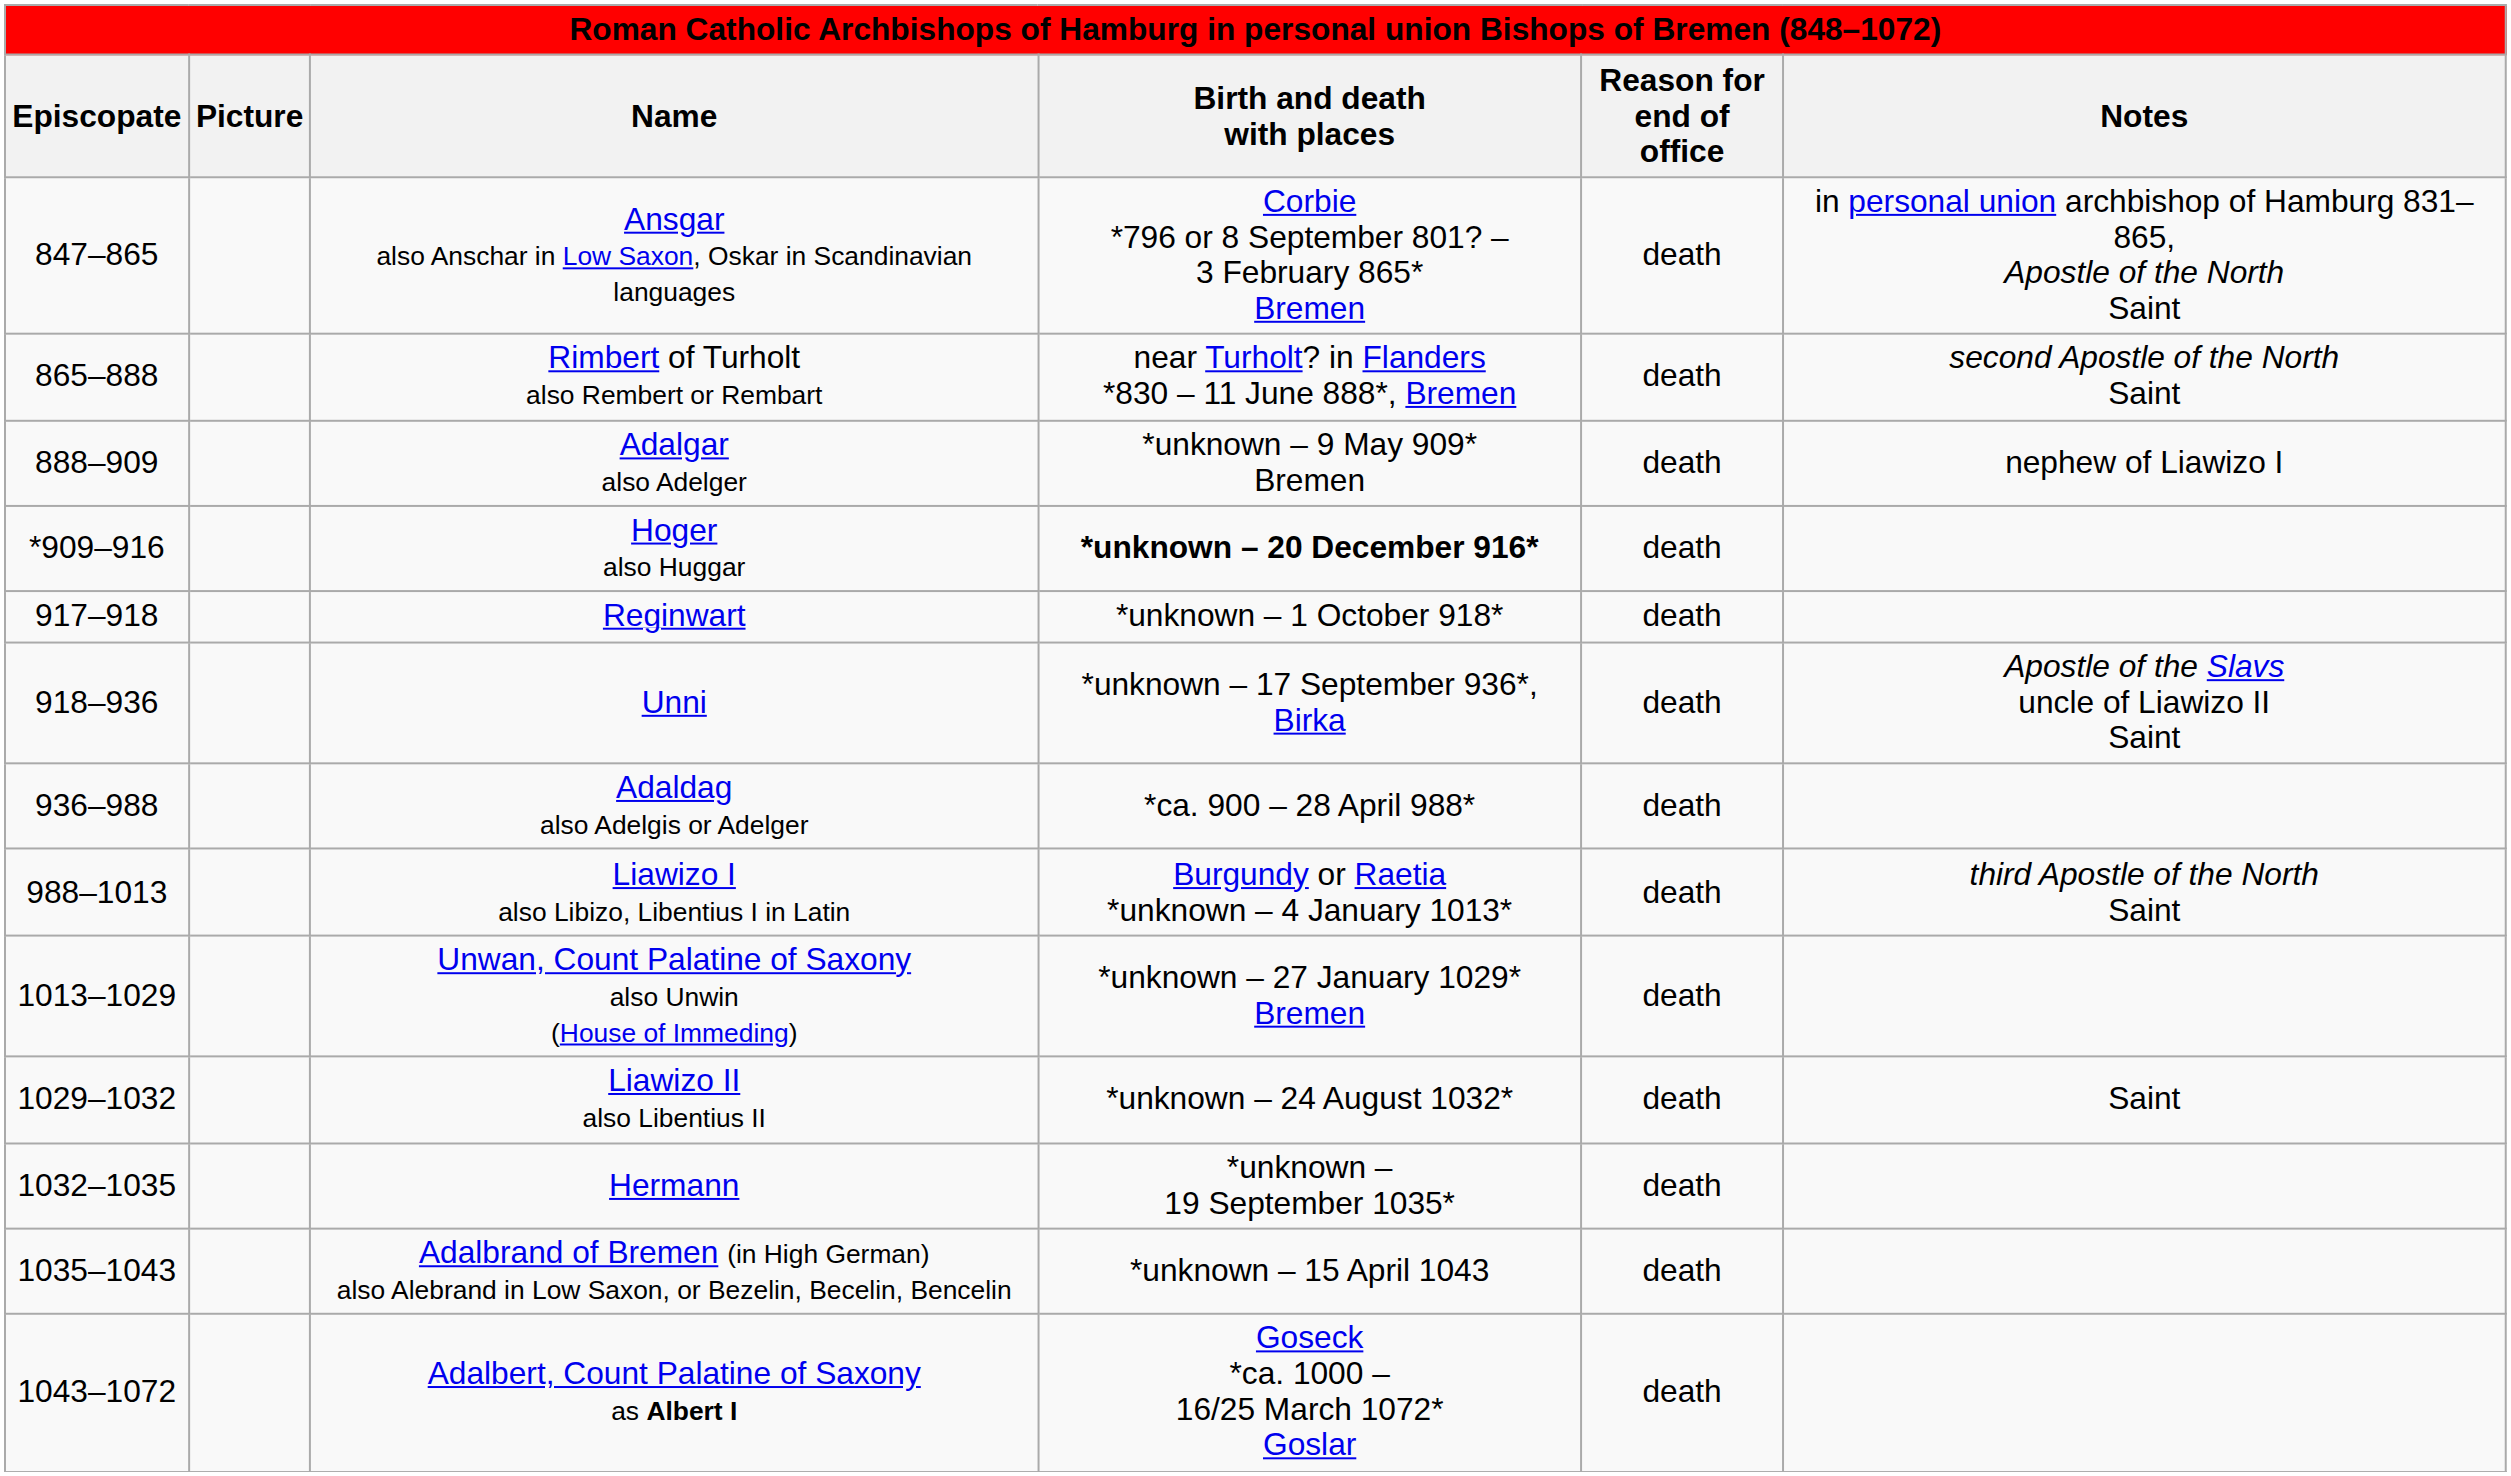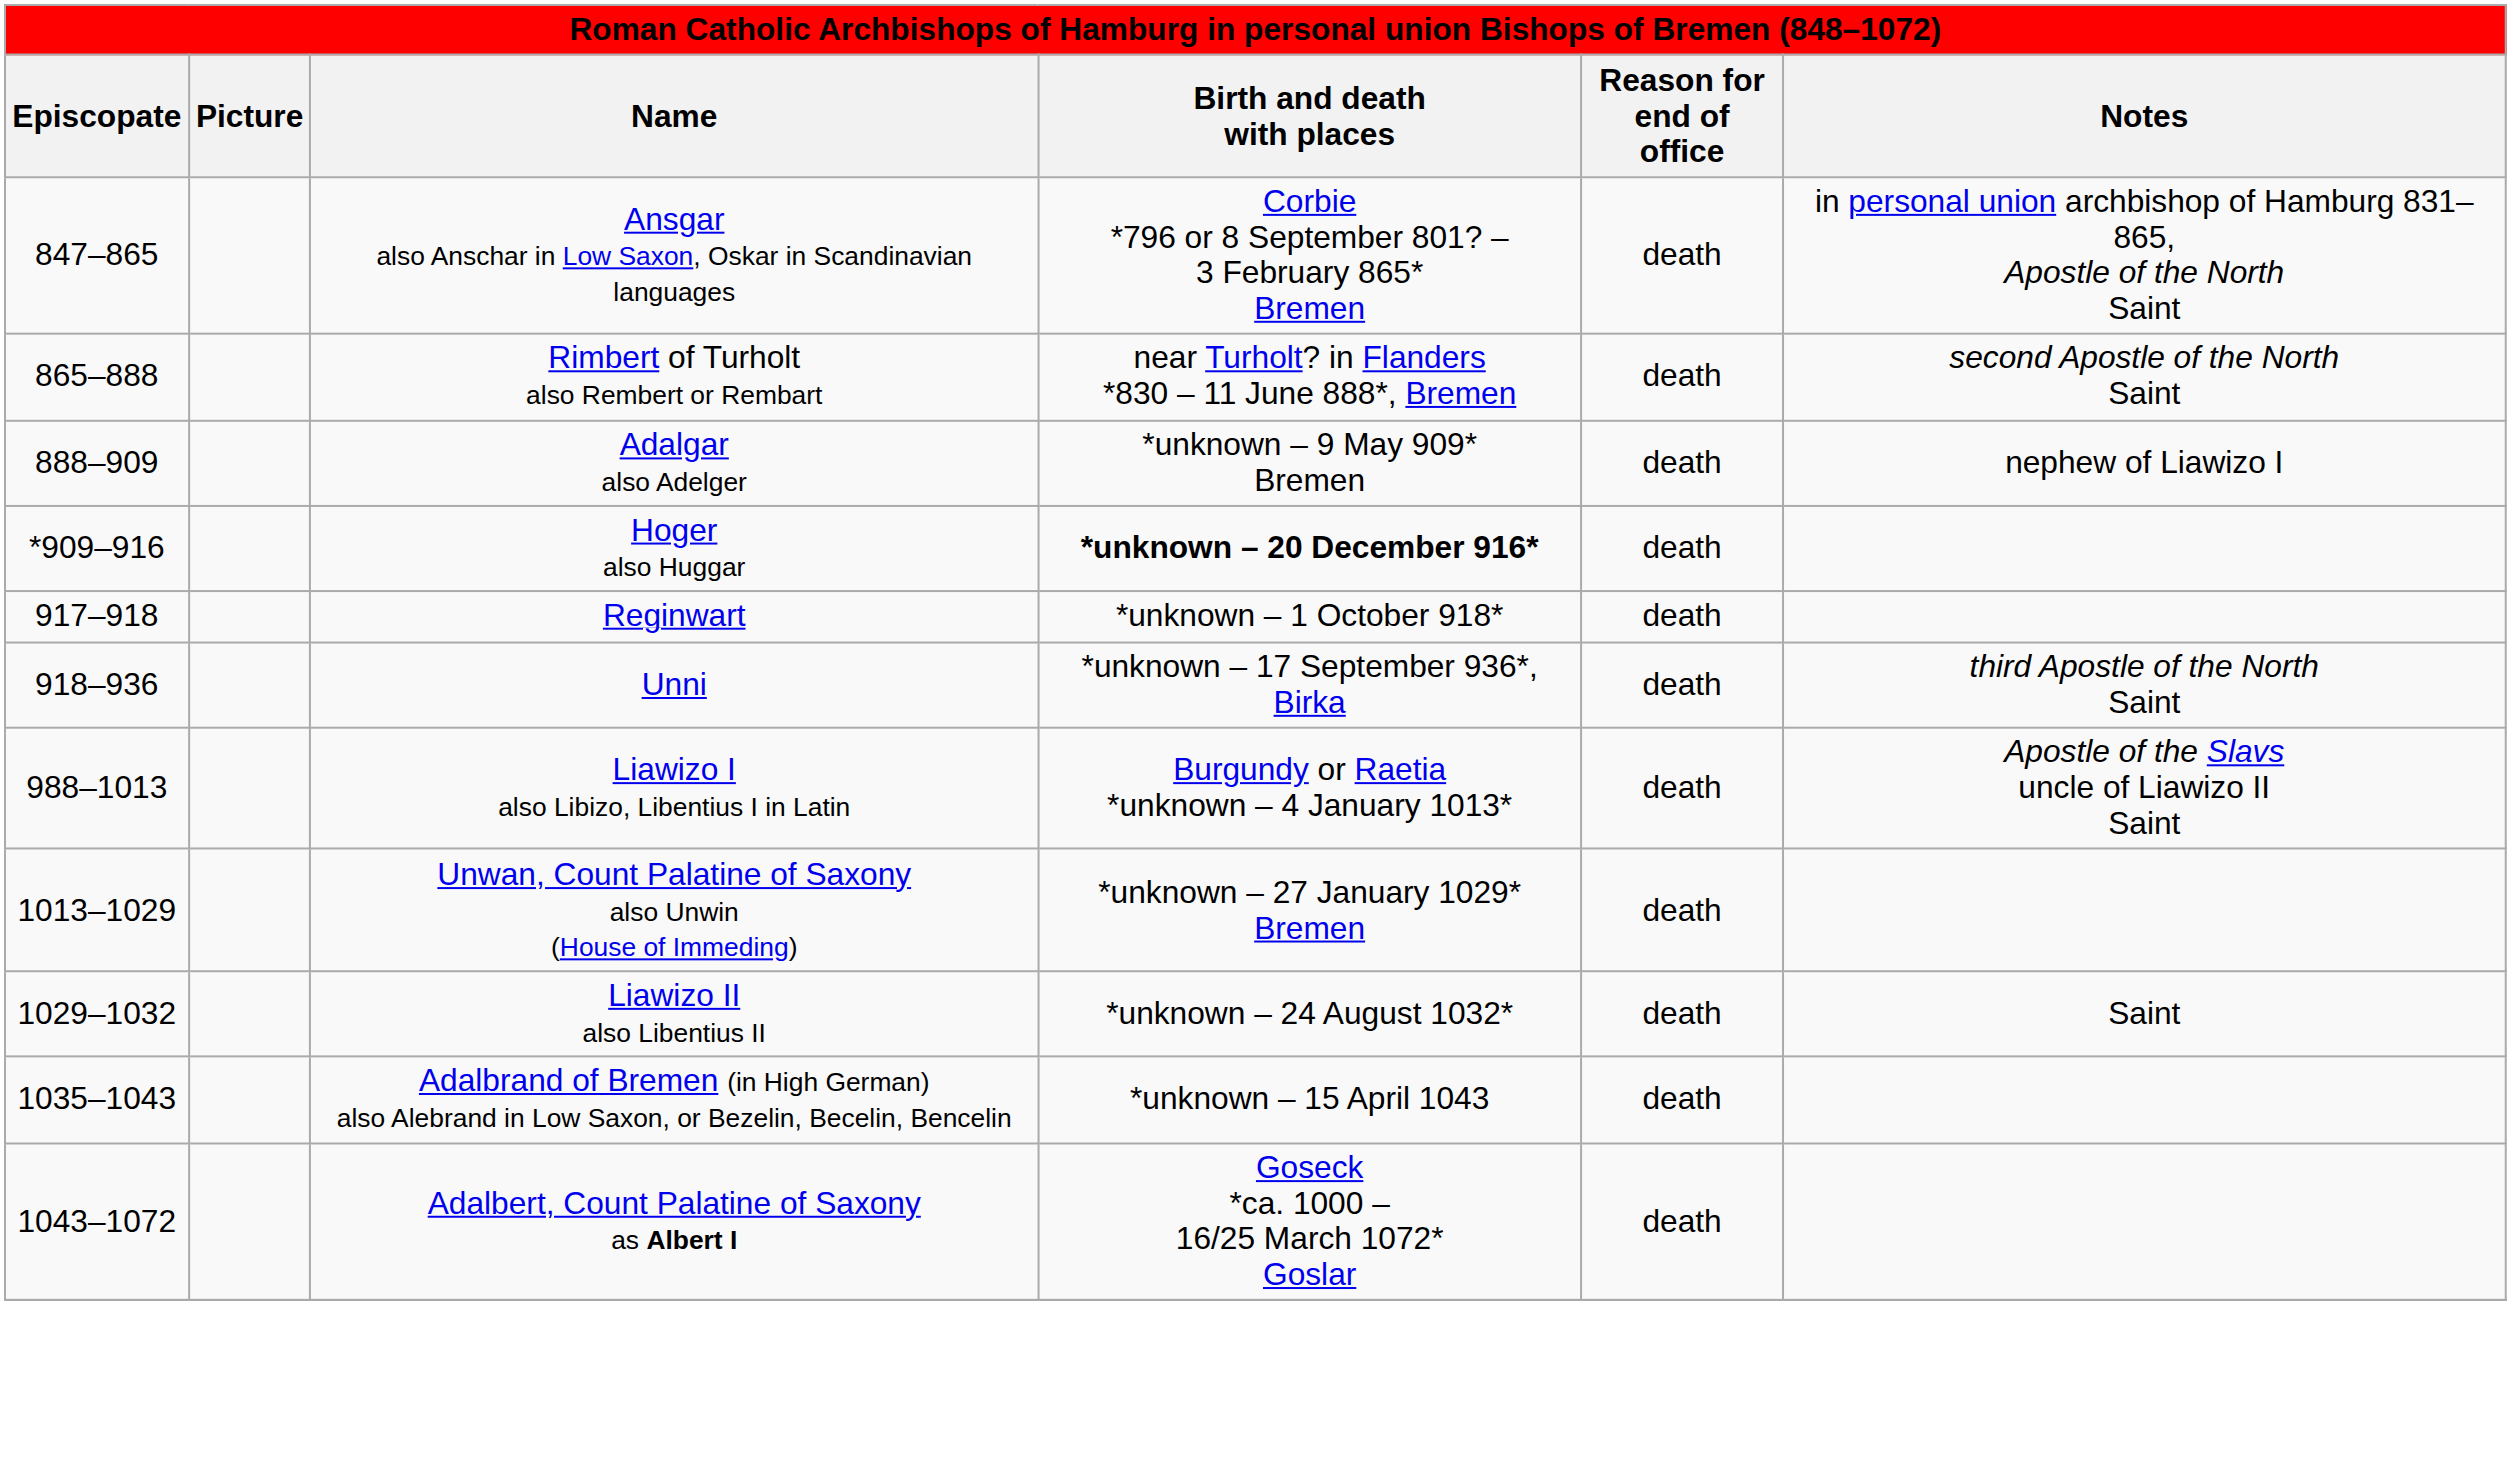(2144, 702) Apostle of the Slavs uncle of Liawizo II Saint -> (2144, 684) third Apostle of the North Saint
- row: (674, 805)
(2144, 891) third Apostle of the North Saint -> (2144, 787) Apostle of the Slavs uncle of Liawizo II Saint
- row: (674, 1184)
